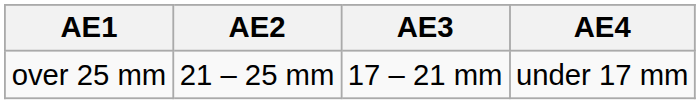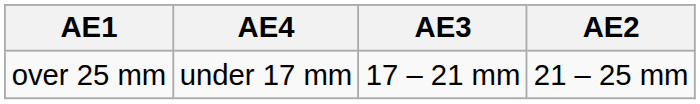columns swapped: (257, 27) <-> (602, 27)
